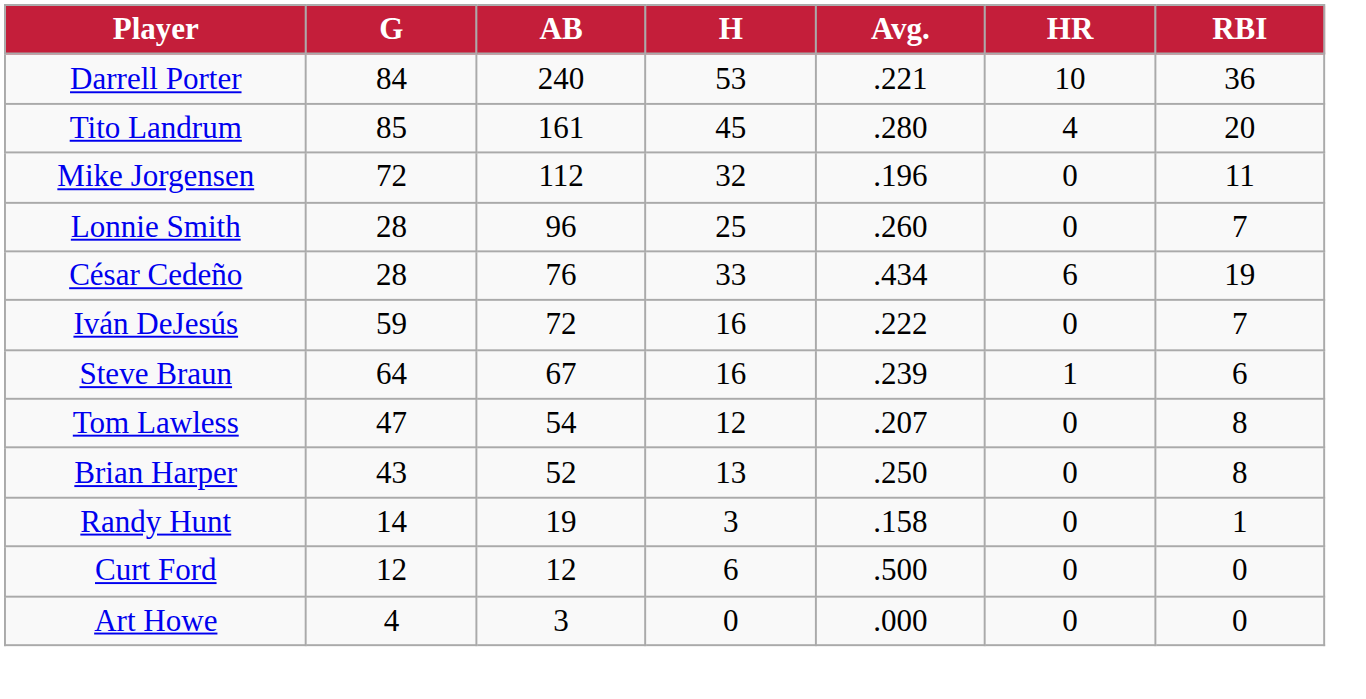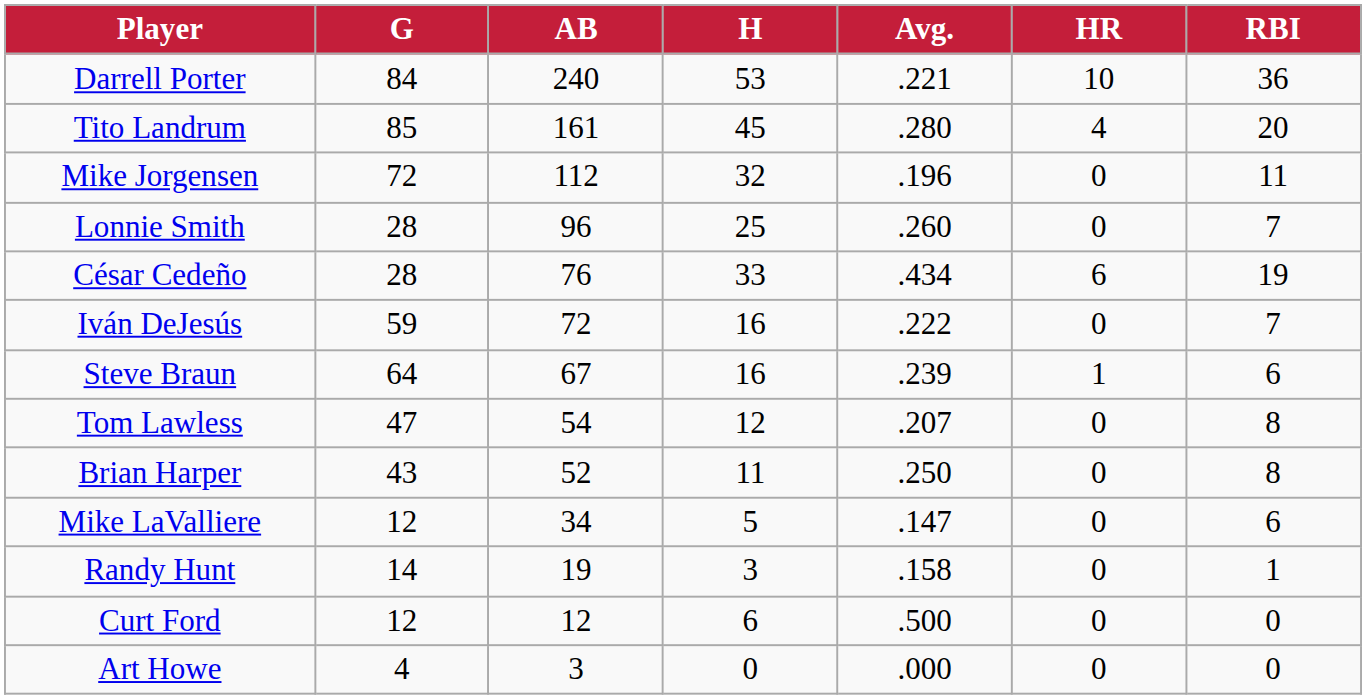(731, 472) 13 -> (750, 472) 11
+ row: (160, 521)
